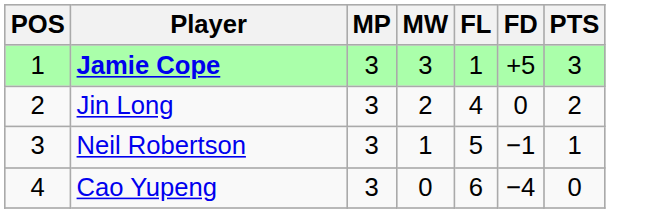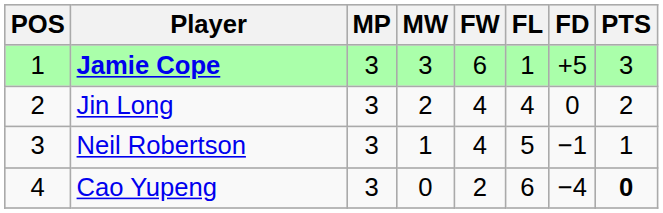+ column: (480, 24)
(574, 187) normal -> (626, 187) bold
